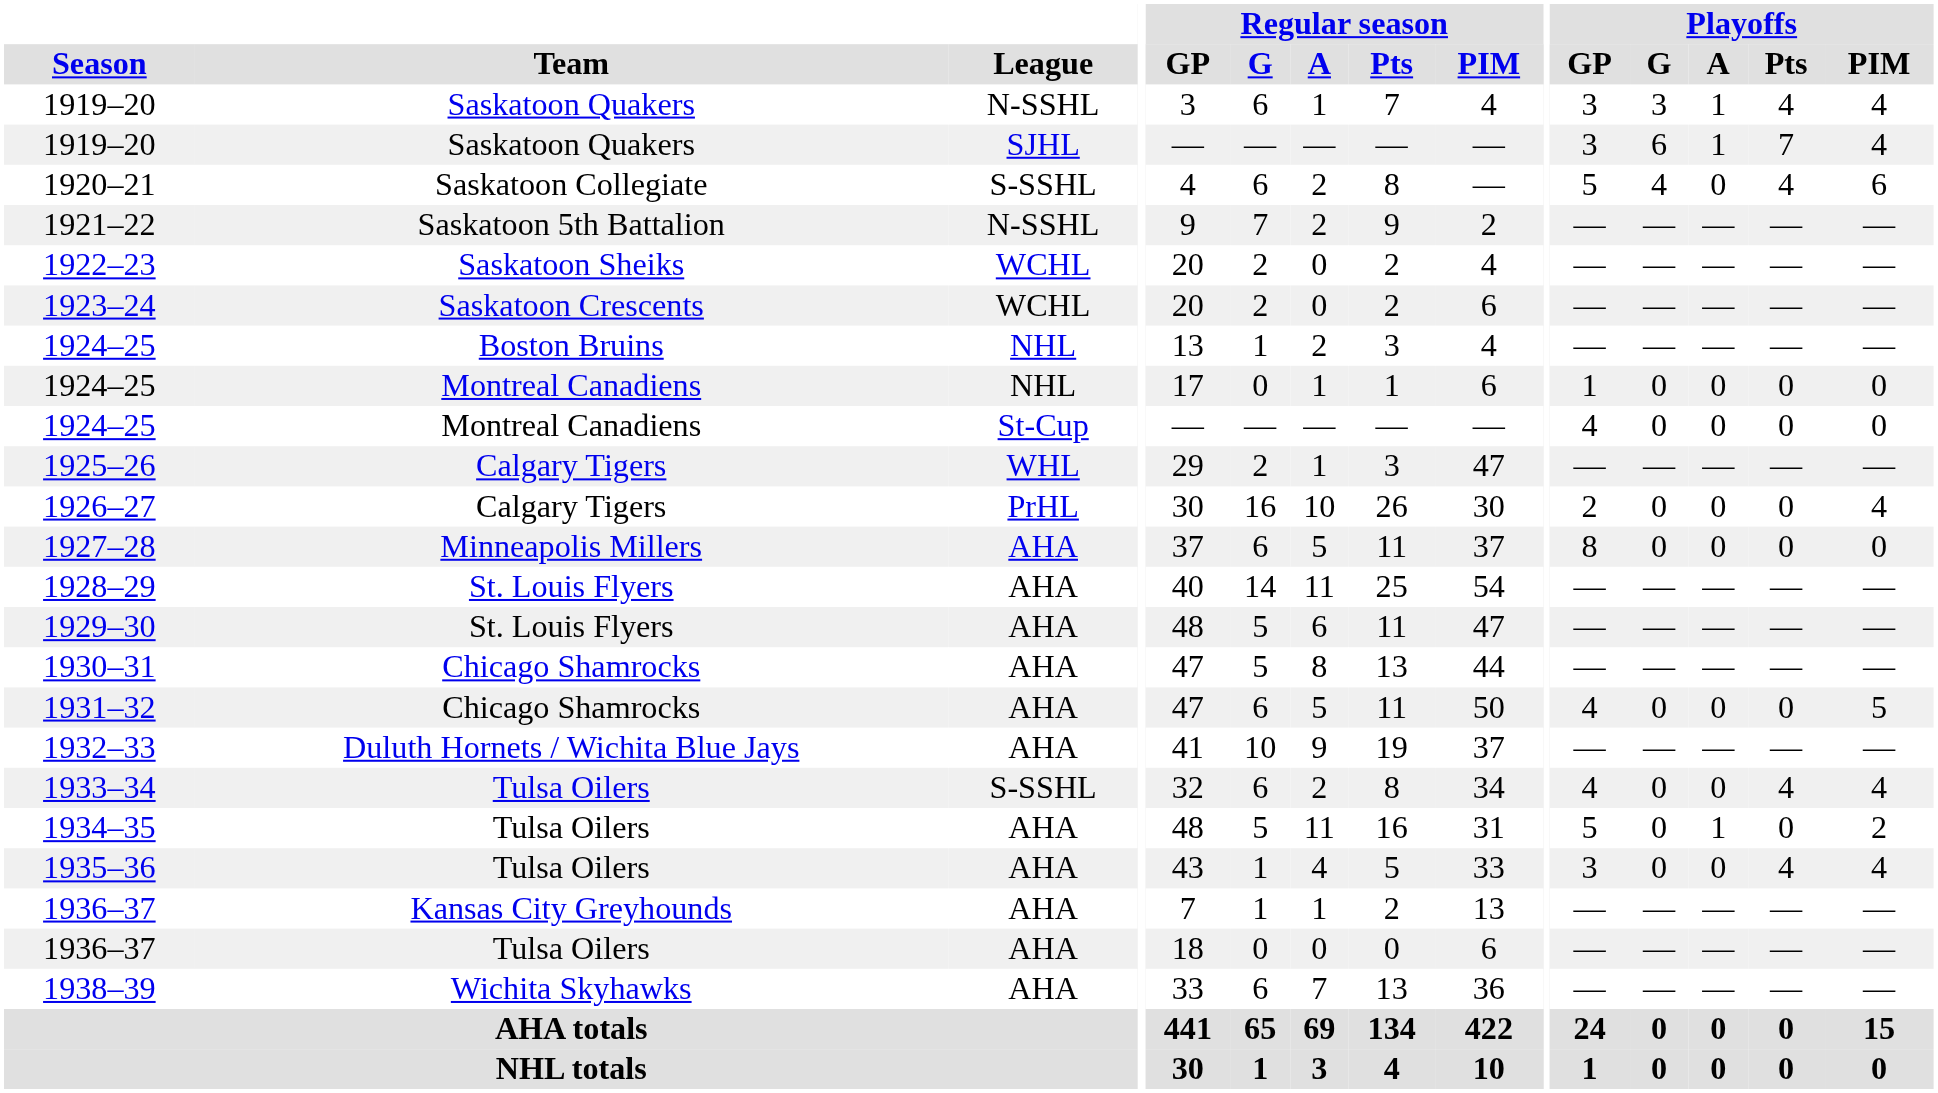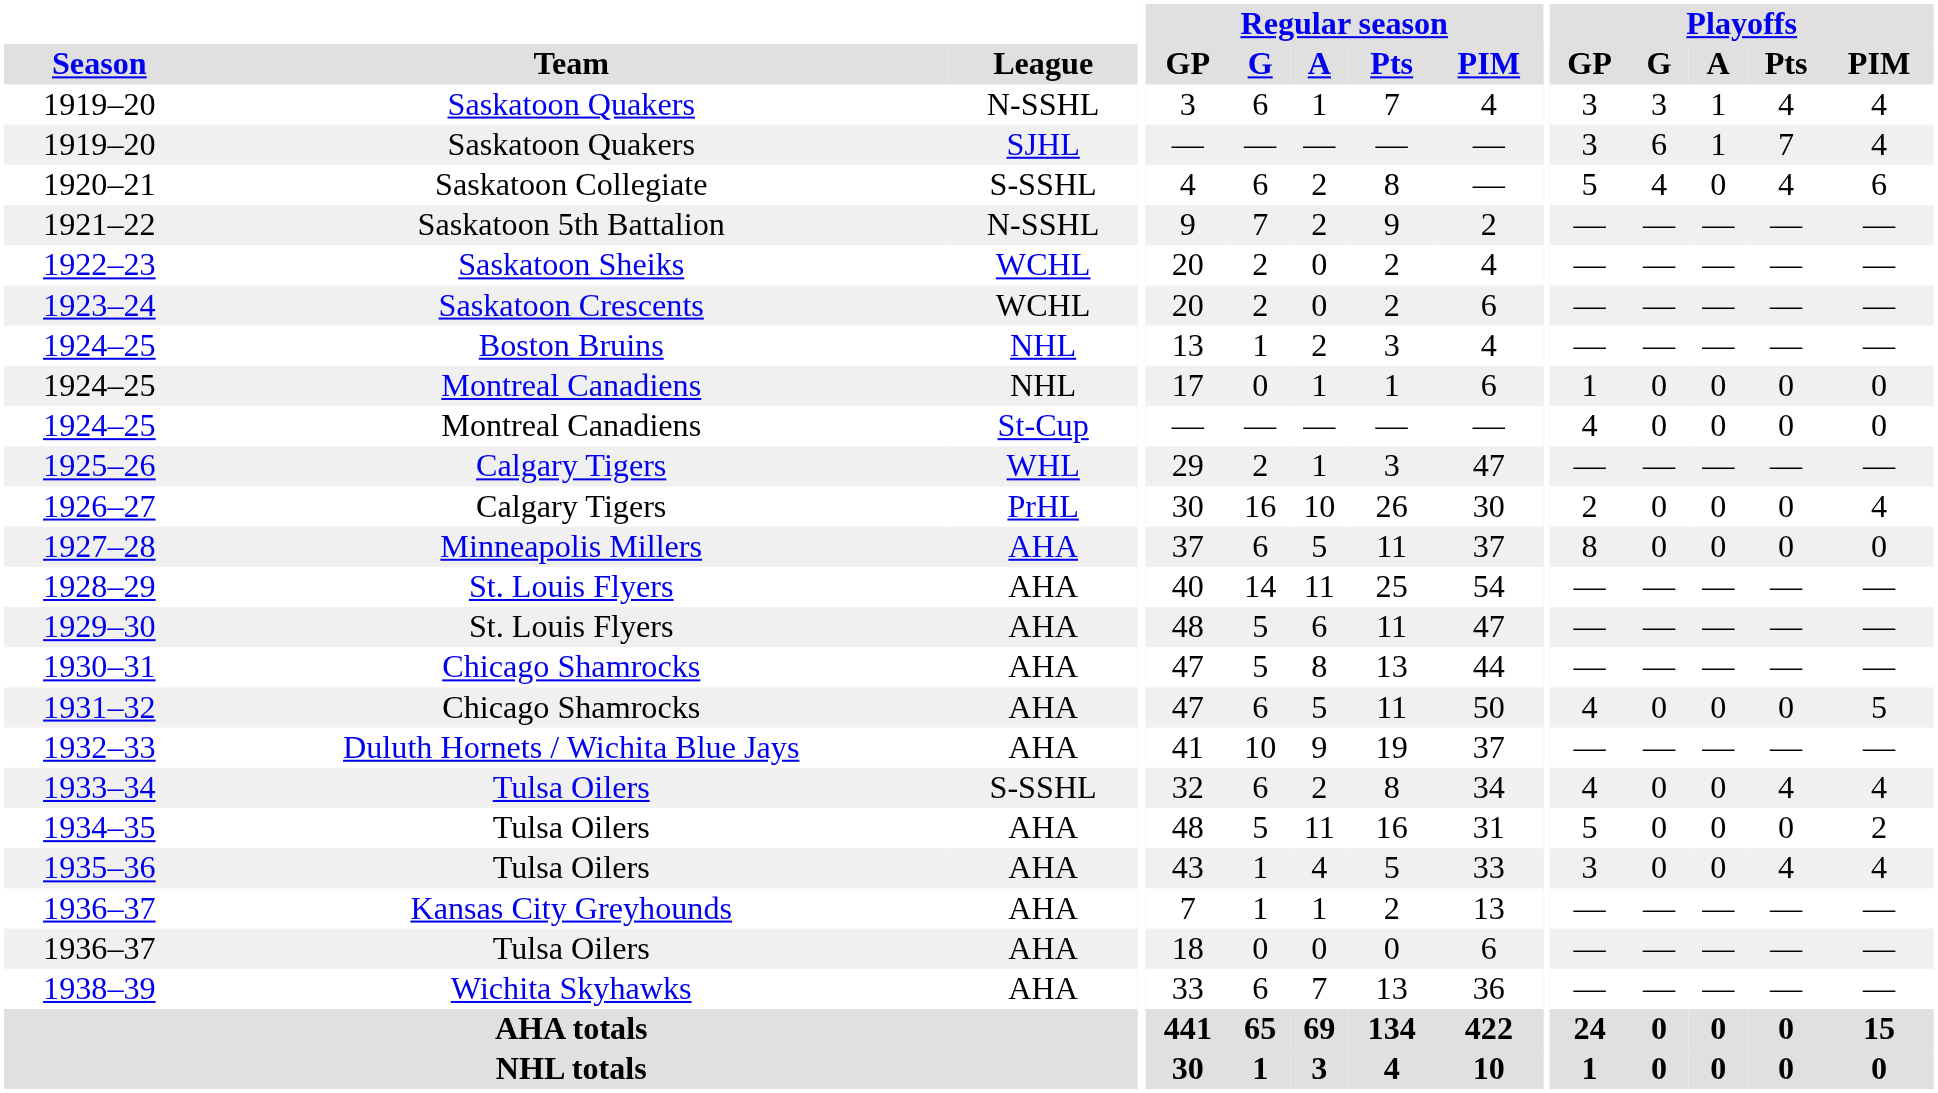(1718, 827) 1 -> (1718, 827) 0
